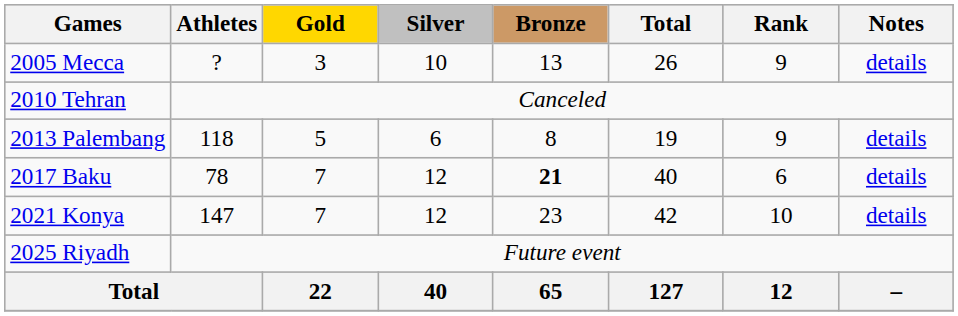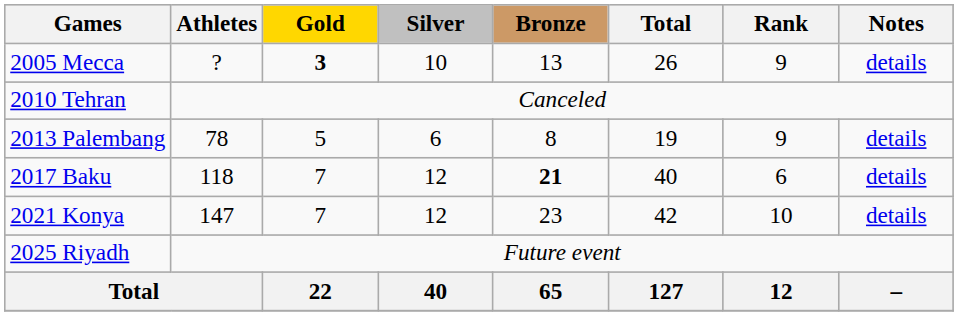(320, 62) normal -> (320, 62) bold
(217, 138) 118 -> (217, 138) 78
(217, 176) 78 -> (217, 176) 118
